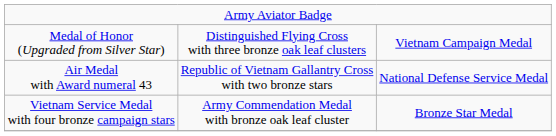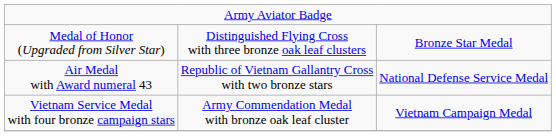(464, 42) Vietnam Campaign Medal -> (464, 42) Bronze Star Medal
(464, 112) Bronze Star Medal -> (464, 112) Vietnam Campaign Medal
